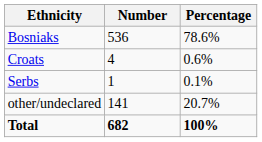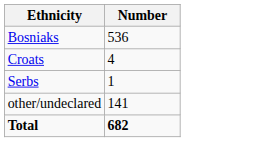- column: (218, 15)
